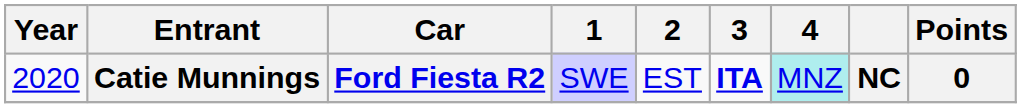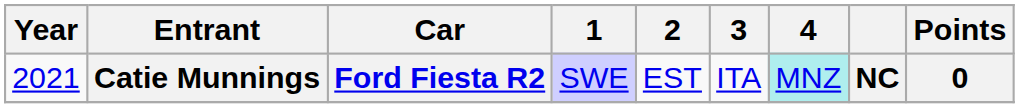(46, 77) 2020 -> (46, 77) 2021
(740, 77) bold -> (739, 77) normal
